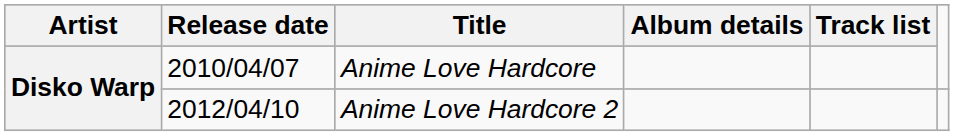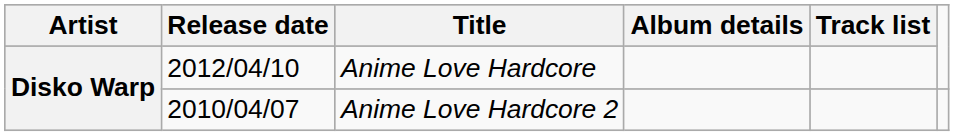(233, 67) 2010/04/07 -> (233, 67) 2012/04/10
(233, 109) 2012/04/10 -> (233, 109) 2010/04/07
